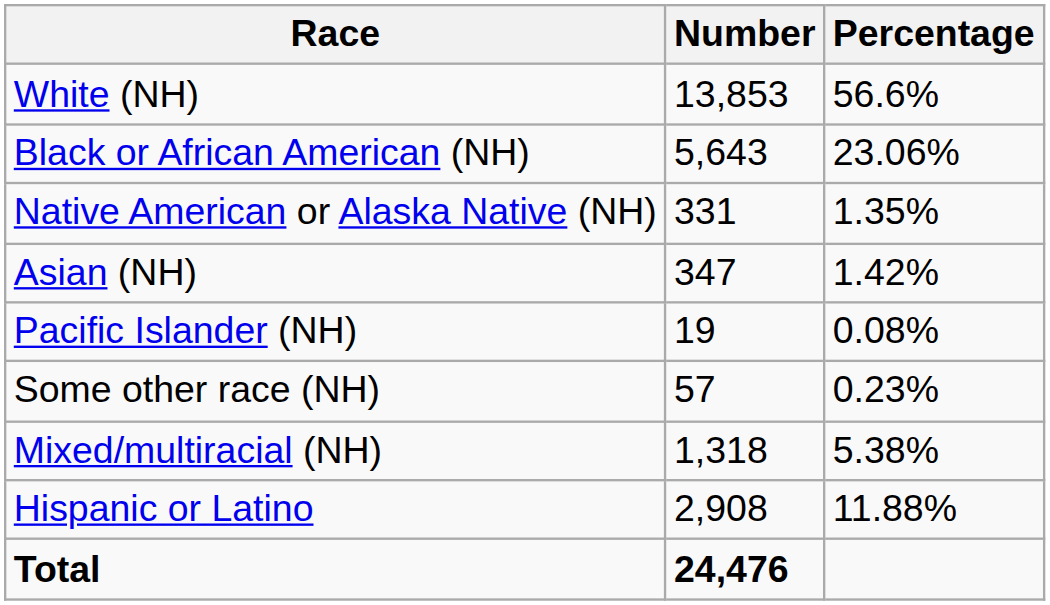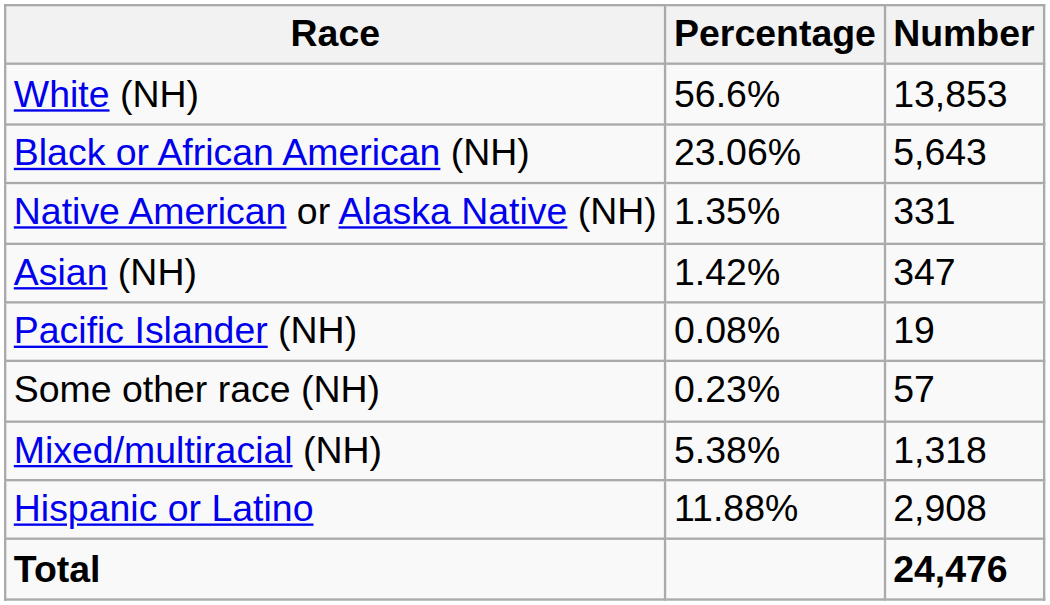columns swapped: (745, 34) <-> (934, 34)
